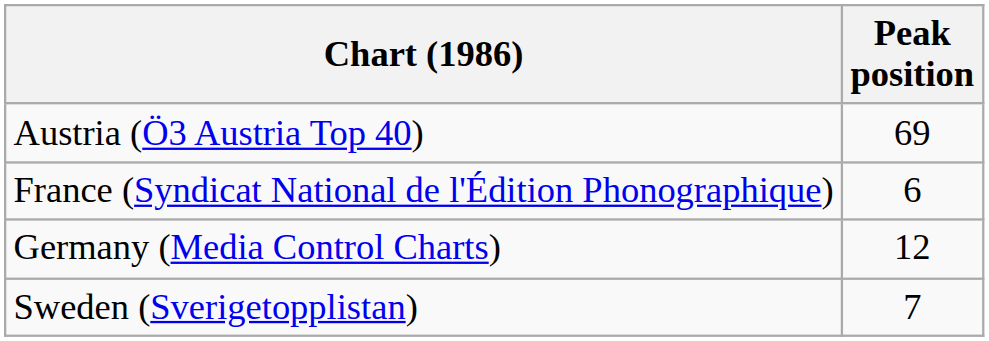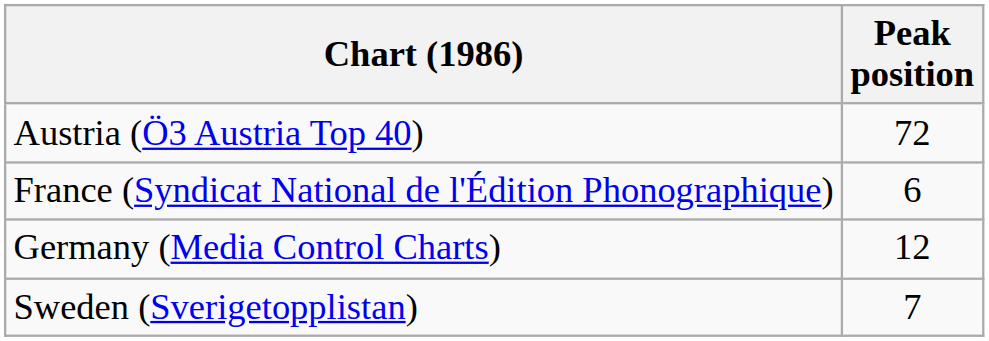(912, 132) 69 -> (912, 132) 72
